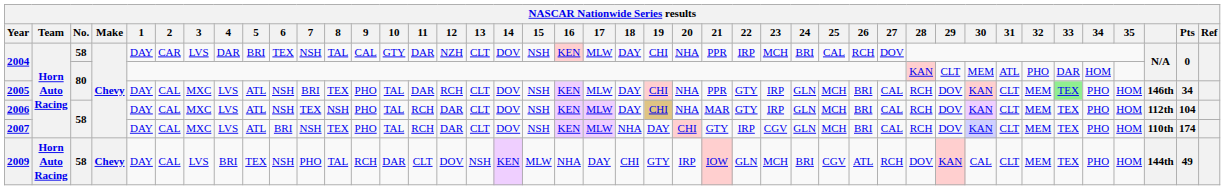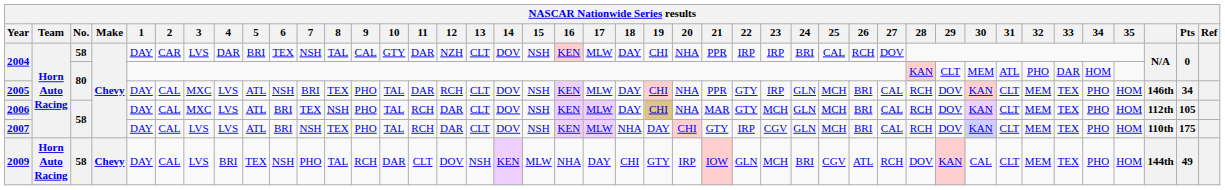(775, 52) MCH -> (775, 52) IRP
(1068, 90) lightgreen background -> (1068, 90) no background
(283, 109) NSH -> (283, 109) BRI
(775, 109) IRP -> (775, 109) MCH
(1187, 109) 104 -> (1187, 109) 105
(199, 128) MXC -> (199, 128) LVS
(1187, 128) 174 -> (1187, 128) 175
